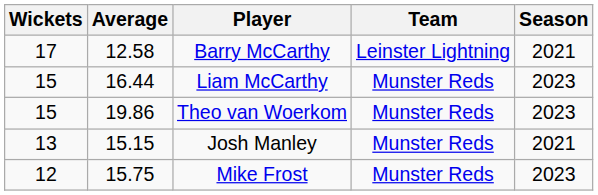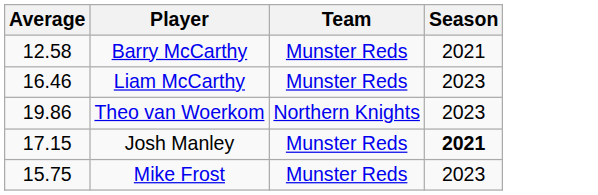- column: (46, 19)
(433, 50) Leinster Lightning -> (347, 50) Munster Reds
(130, 81) 16.44 -> (47, 81) 16.46
(433, 112) Munster Reds -> (347, 112) Northern Knights
(130, 143) 15.15 -> (47, 143) 17.15
(554, 143) normal -> (464, 143) bold
